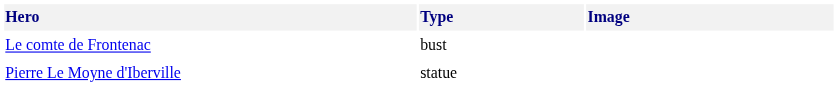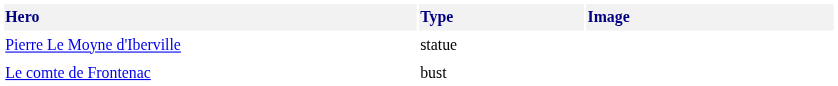rows swapped: (78, 44) <-> (93, 73)
